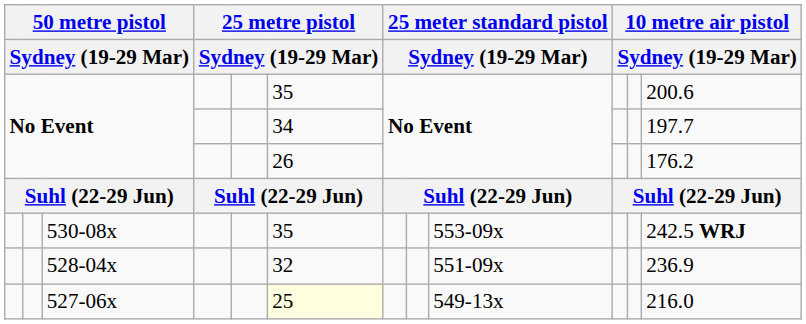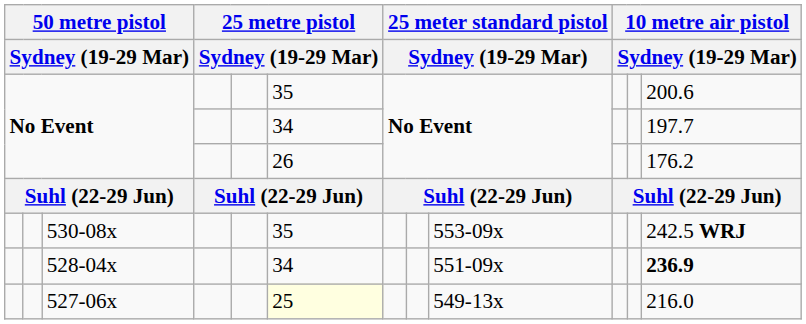(283, 265) 32 -> (283, 265) 34
(670, 265) normal -> (670, 265) bold
